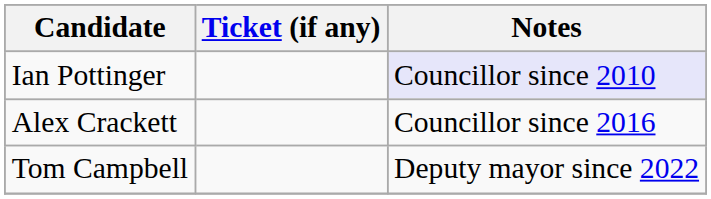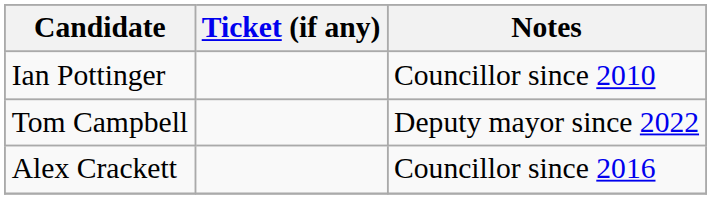(525, 74) lavender background -> (525, 74) no background
rows swapped: (100, 168) <-> (94, 121)
